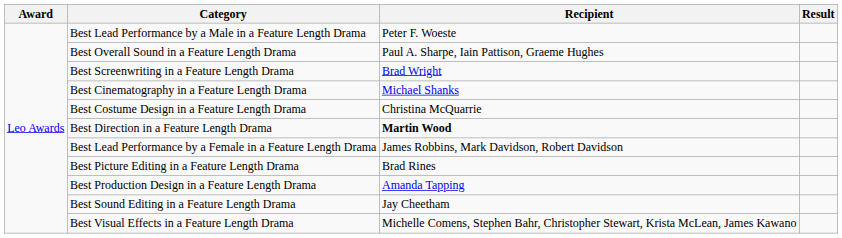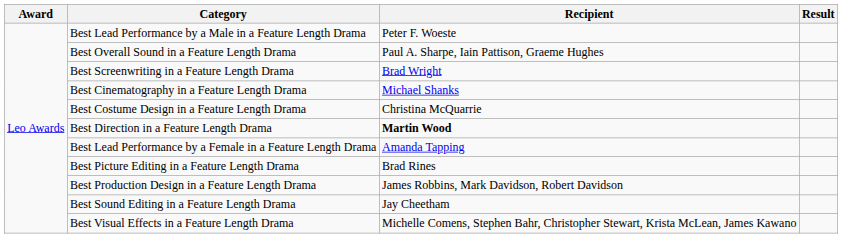(502, 147) James Robbins, Mark Davidson, Robert Davidson -> (423, 147) Amanda Tapping
(423, 185) Amanda Tapping -> (502, 185) James Robbins, Mark Davidson, Robert Davidson
